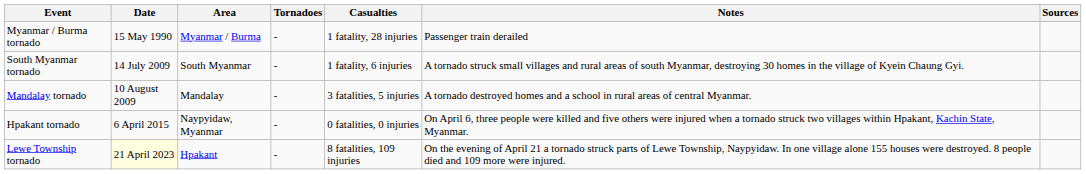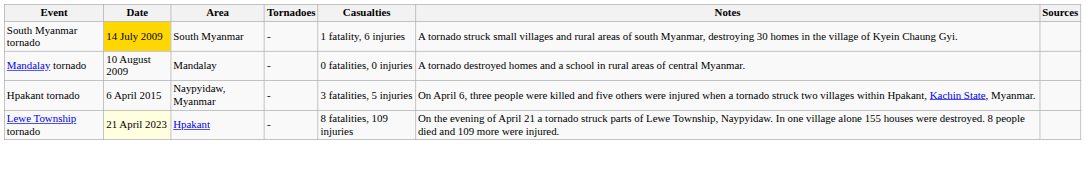- row: (47, 36)
(142, 65) no background -> (134, 36) gold background
(373, 95) 3 fatalities, 5 injuries -> (366, 65) 0 fatalities, 0 injuries
(373, 124) 0 fatalities, 0 injuries -> (366, 95) 3 fatalities, 5 injuries
